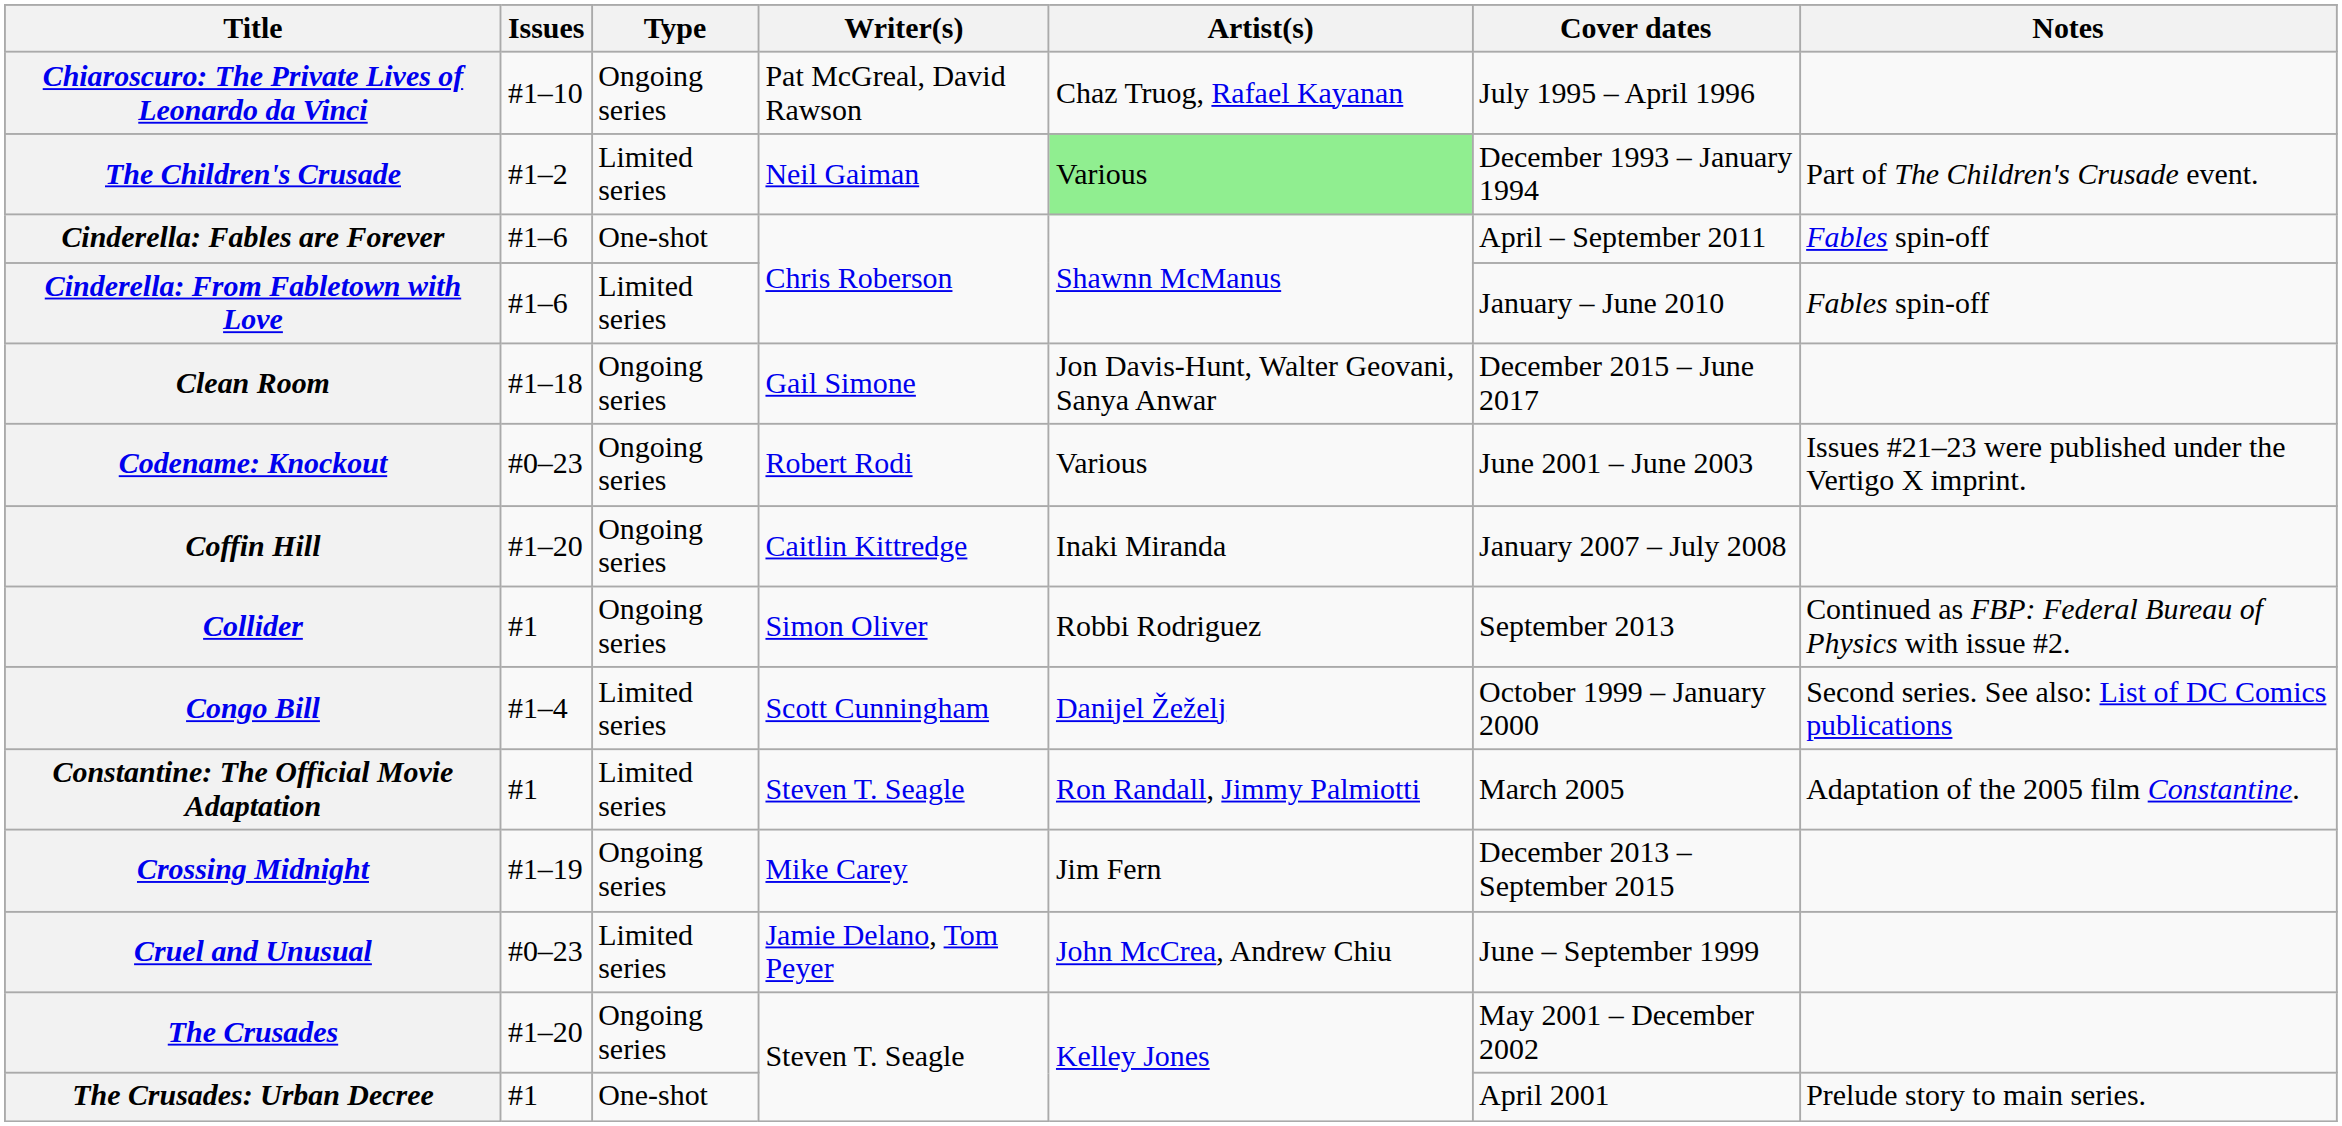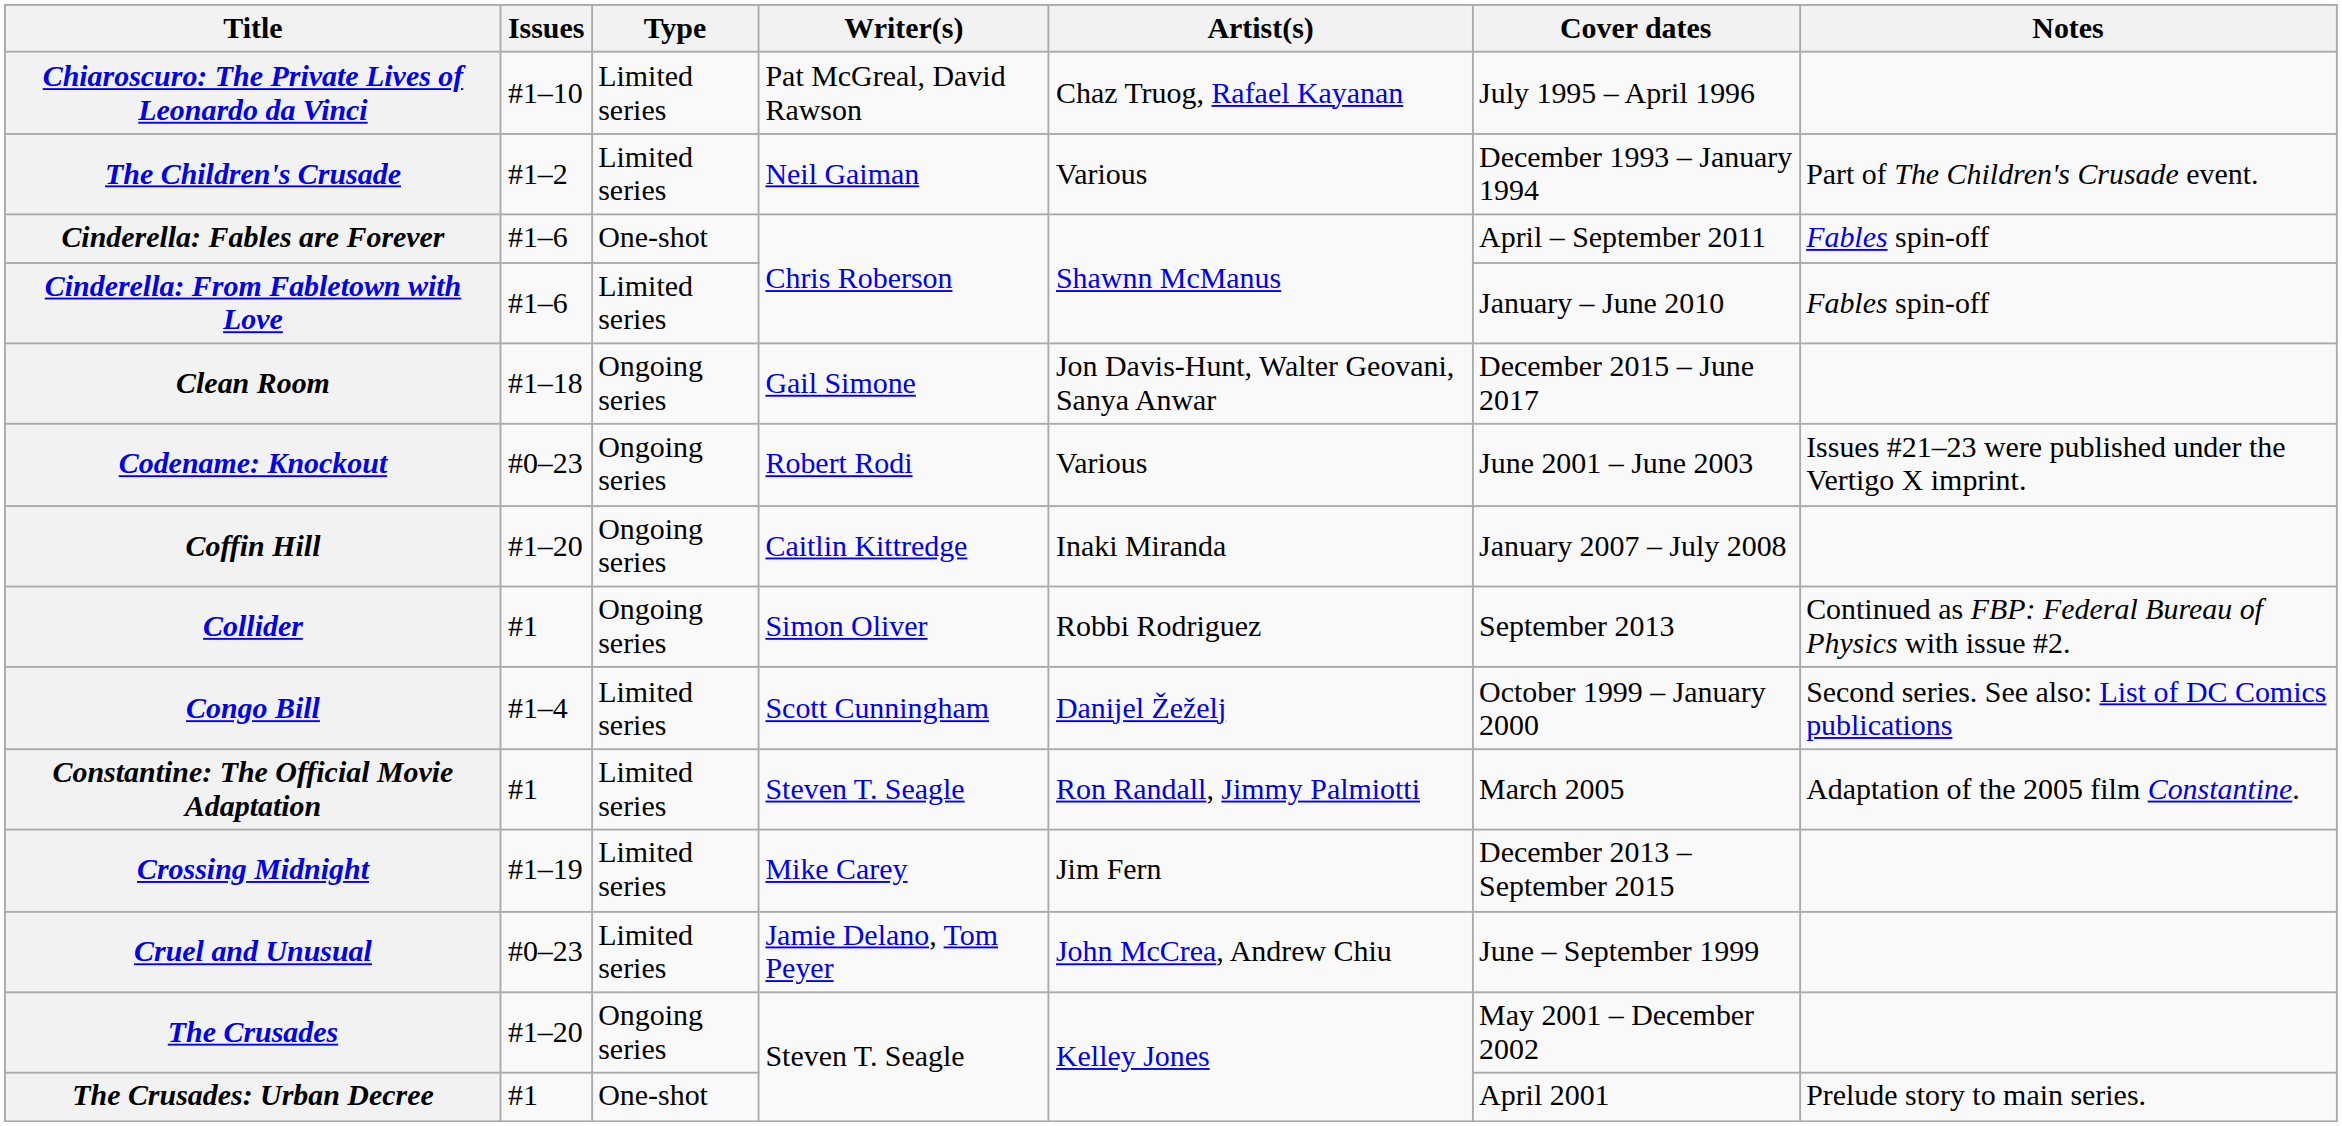(651, 92) Ongoing series -> (646, 92) Limited series
(1102, 173) lightgreen background -> (1102, 173) no background
(651, 869) Ongoing series -> (646, 869) Limited series
